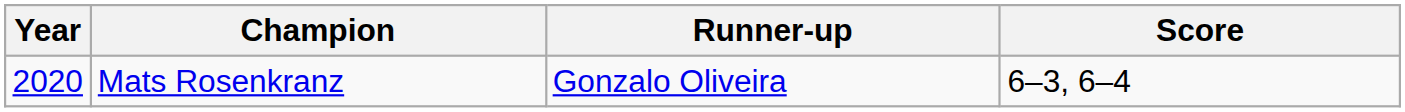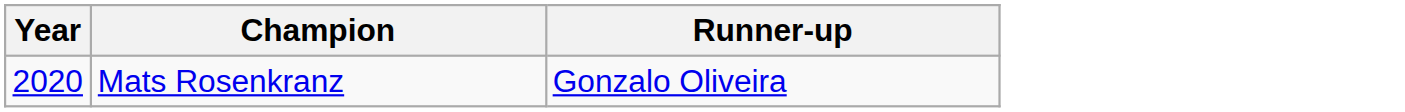- column: (1200, 31)
